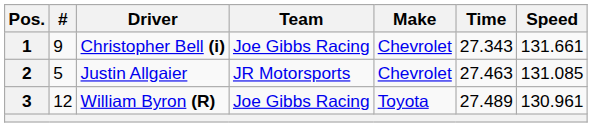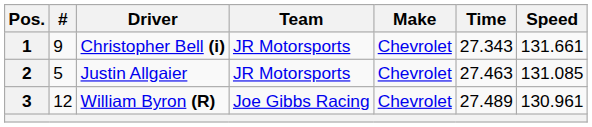(301, 46) Joe Gibbs Racing -> (292, 46) JR Motorsports
(403, 101) Toyota -> (415, 101) Chevrolet
